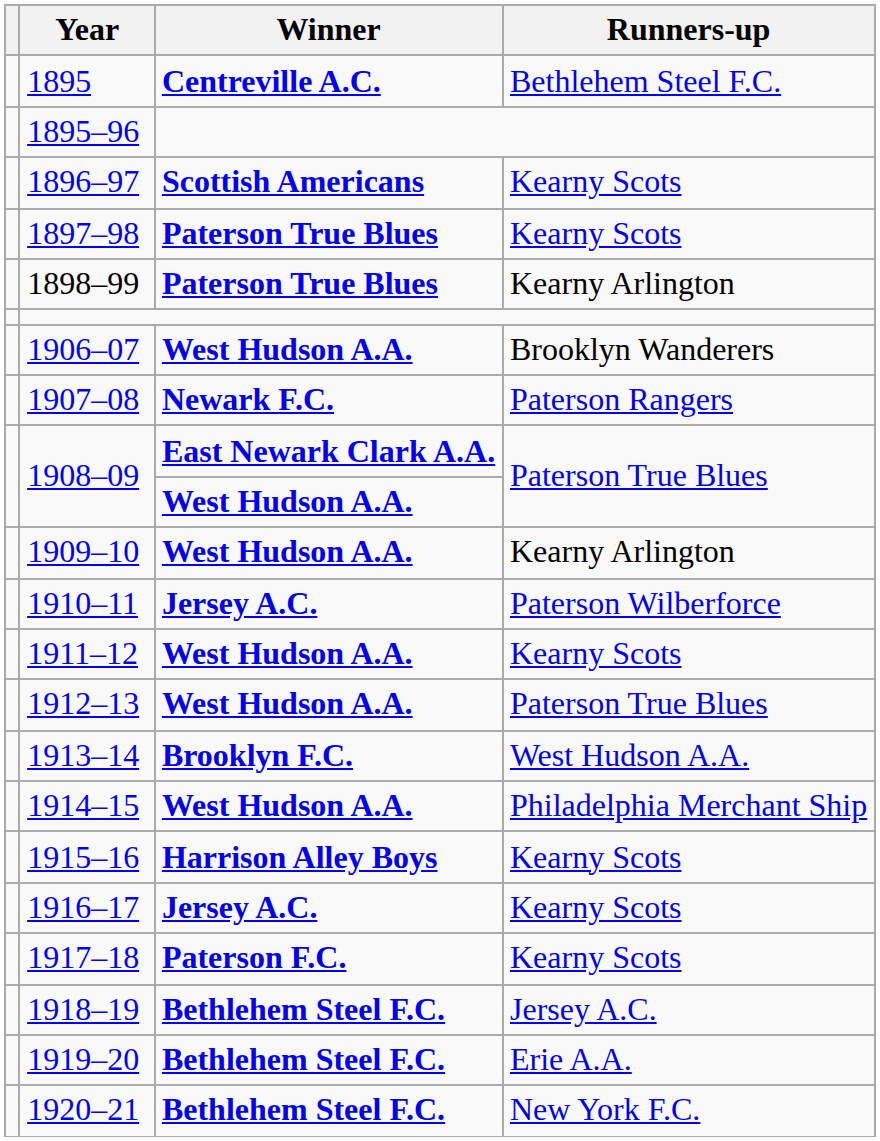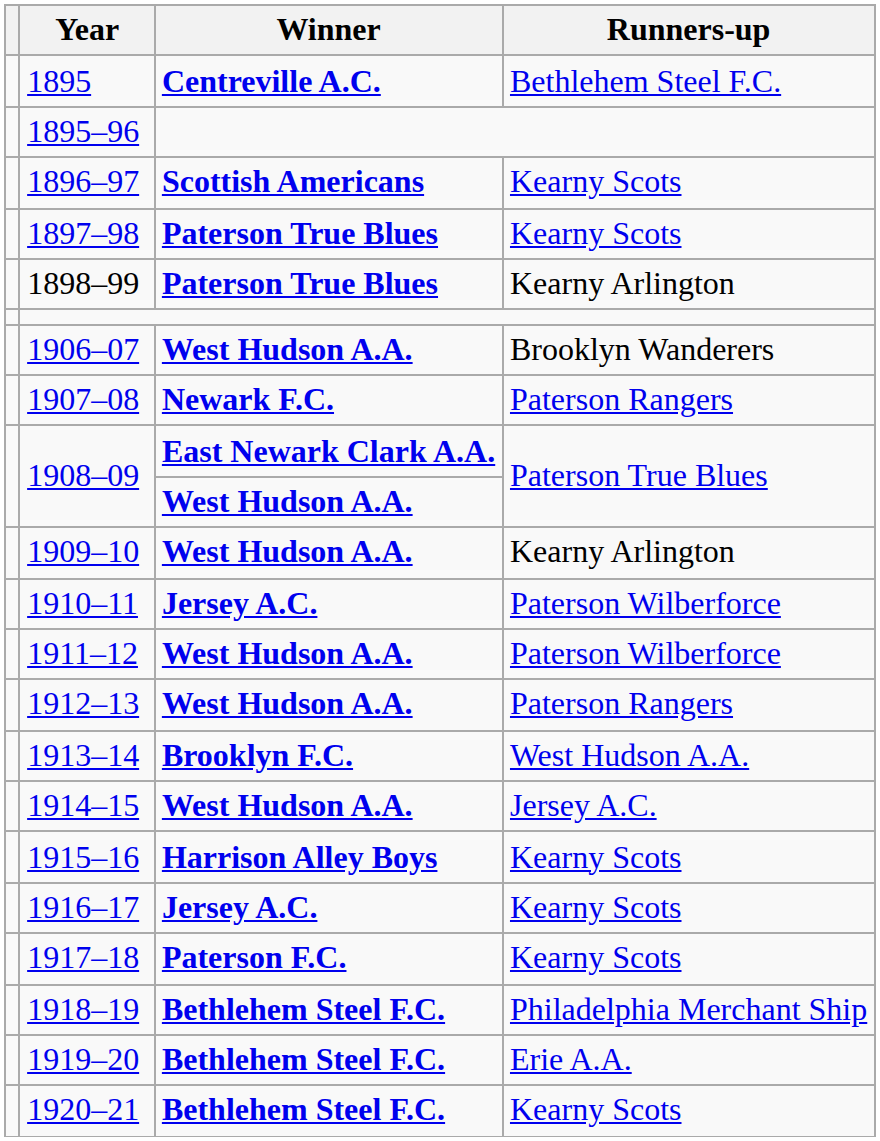(596, 653) Kearny Scots -> (645, 653) Paterson Wilberforce
(639, 704) Paterson True Blues -> (622, 704) Paterson Rangers
(689, 805) Philadelphia Merchant Ship -> (583, 805) Jersey A.C.
(583, 1008) Jersey A.C. -> (689, 1008) Philadelphia Merchant Ship
(605, 1110) New York F.C. -> (596, 1110) Kearny Scots
